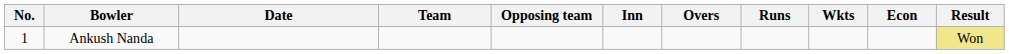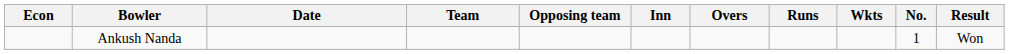columns swapped: (24, 15) <-> (902, 15)
(970, 37) khaki background -> (970, 37) no background
